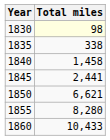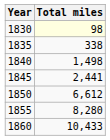(88, 61) 1,458 -> (88, 61) 1,498
(88, 94) 6,621 -> (88, 94) 6,612
